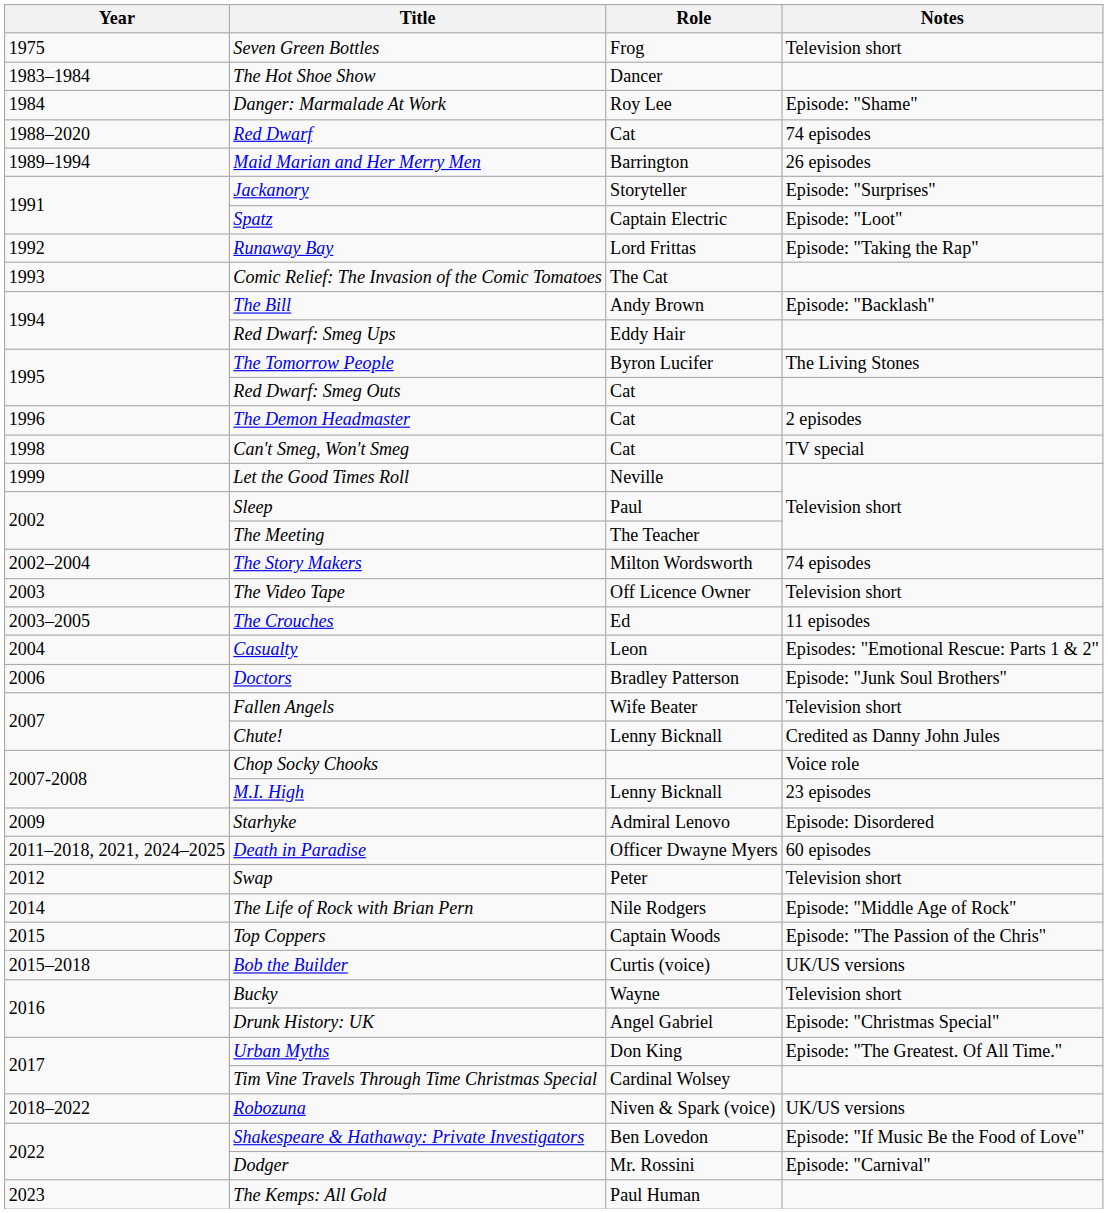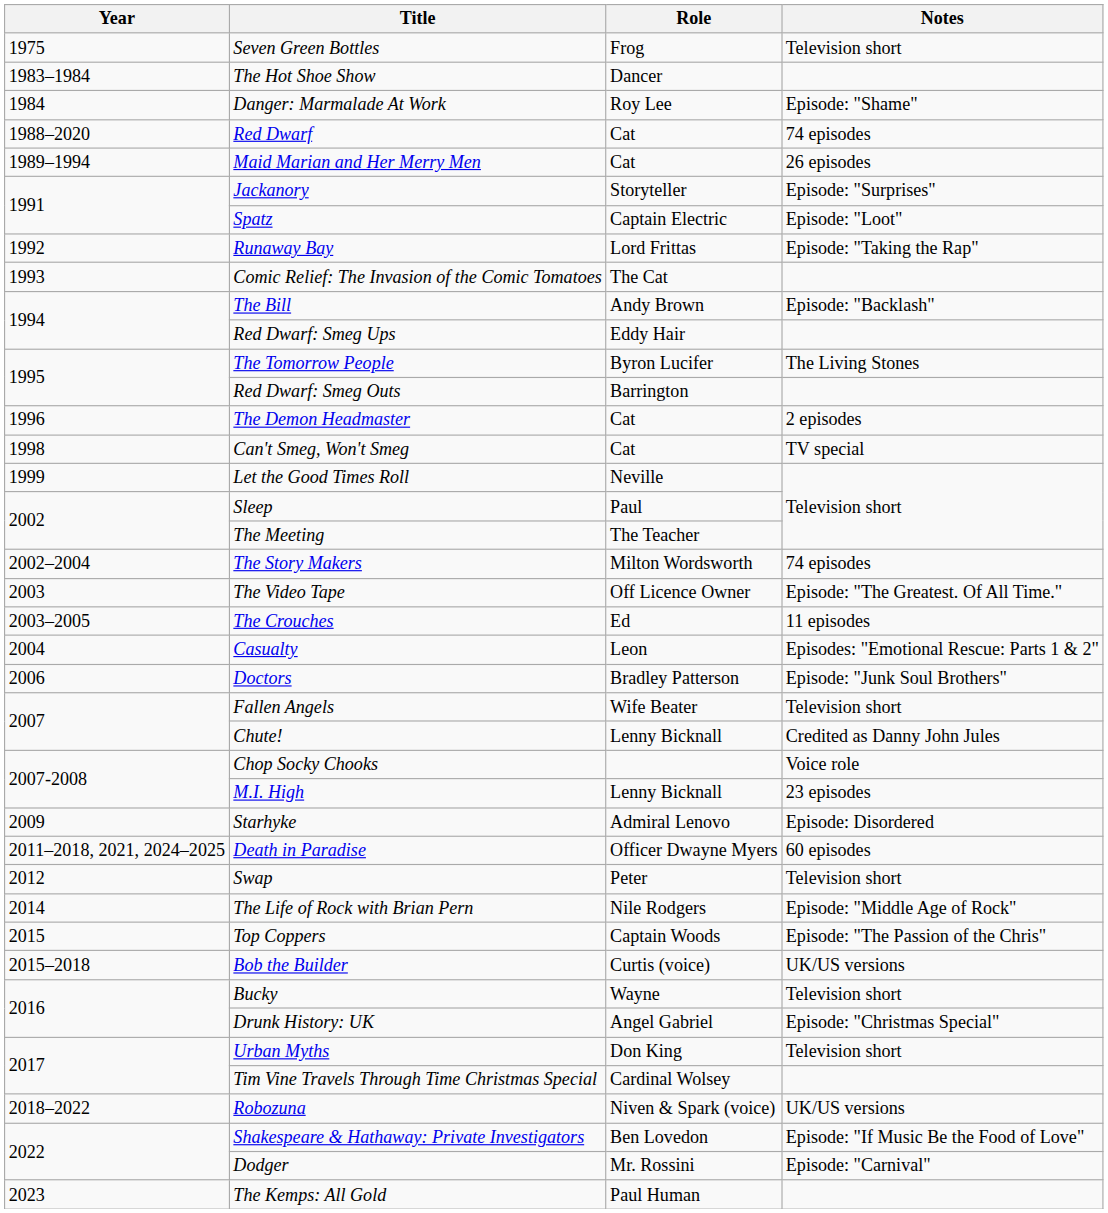(649, 162) Barrington -> (623, 162) Cat
(623, 391) Cat -> (649, 391) Barrington
(844, 592) Television short -> (924, 592) Episode: "The Greatest. Of All Time."
(924, 1051) Episode: "The Greatest. Of All Time." -> (844, 1051) Television short
